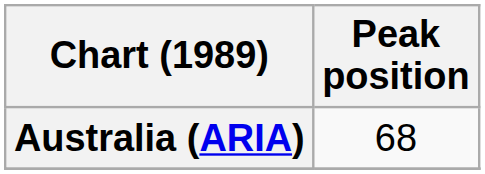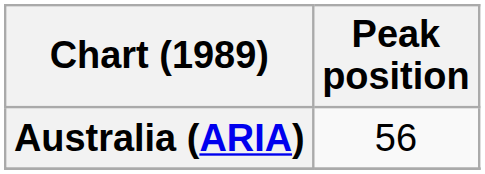(396, 137) 68 -> (396, 137) 56
